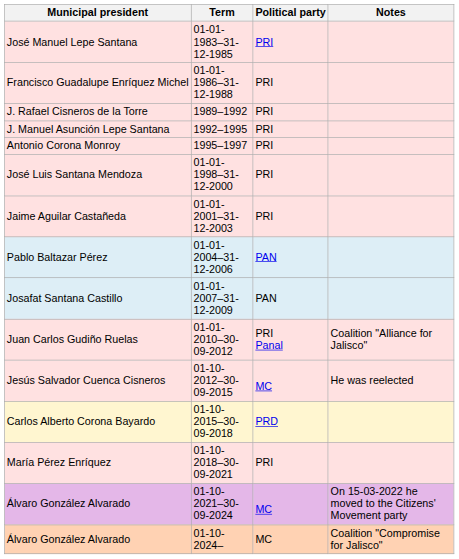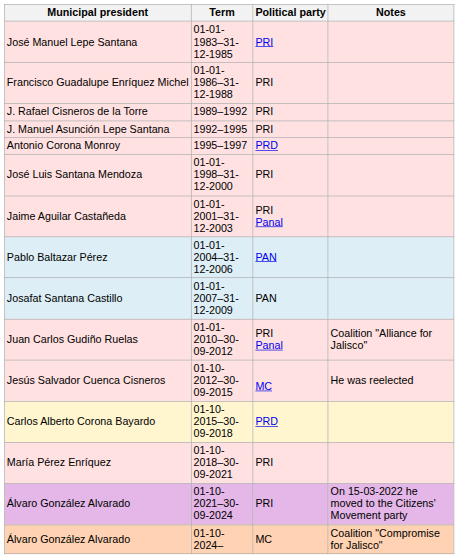(264, 146) PRI -> (267, 146) PRD
(264, 216) PRI -> (269, 216) PRI Panal
(264, 510) MC -> (264, 504) PRI
